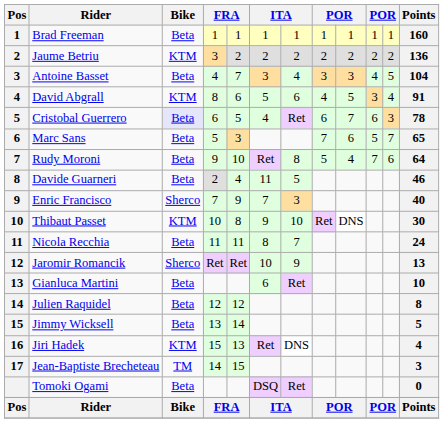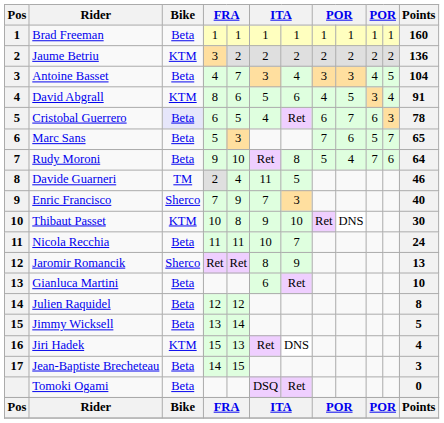(183, 180) Beta -> (183, 180) TM
(265, 242) 8 -> (265, 242) 10
(265, 262) 10 -> (265, 262) 8
(183, 366) TM -> (183, 366) Beta
